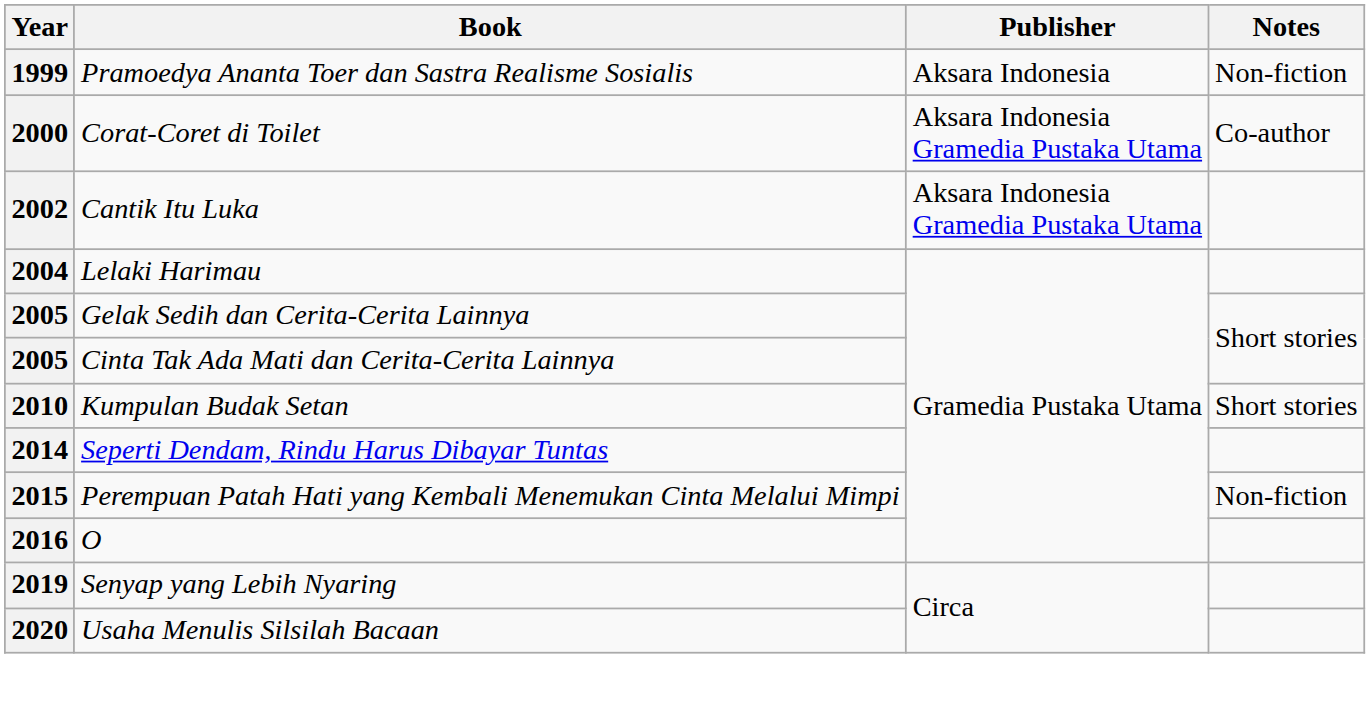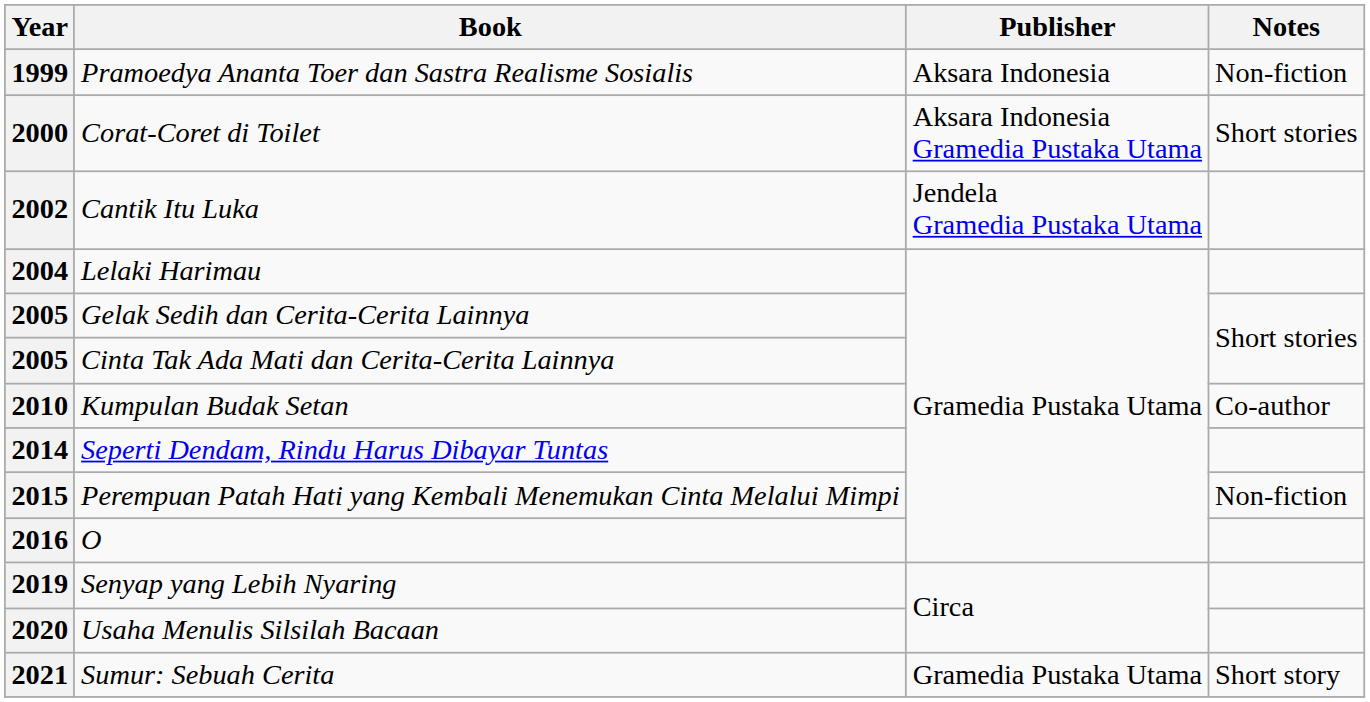(1273, 132) Co-author -> (1286, 132) Short stories
(1057, 209) Aksara Indonesia Gramedia Pustaka Utama -> (1057, 209) Jendela Gramedia Pustaka Utama
(1286, 405) Short stories -> (1273, 405) Co-author
+ row: (40, 674)
